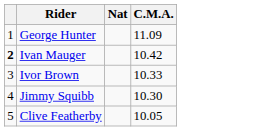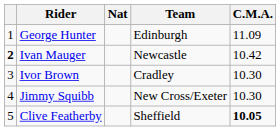+ column: (180, 14)
(148, 75) 10.33 -> (247, 75) 10.30
(148, 116) normal -> (247, 116) bold
